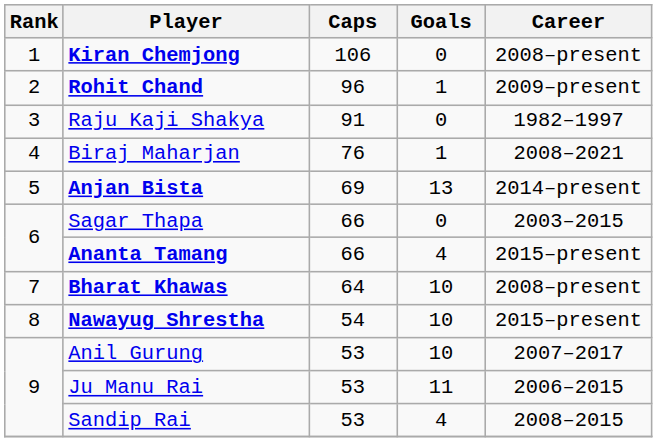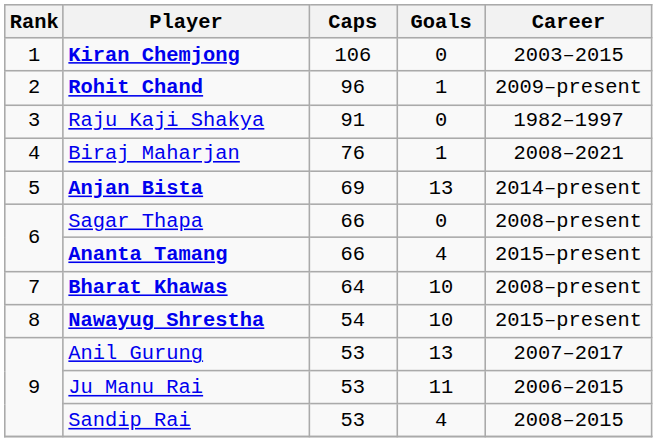(569, 55) 2008–present -> (569, 55) 2003–2015
(569, 221) 2003–2015 -> (569, 221) 2008–present
(441, 354) 10 -> (441, 354) 13
